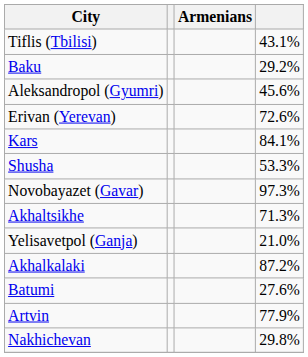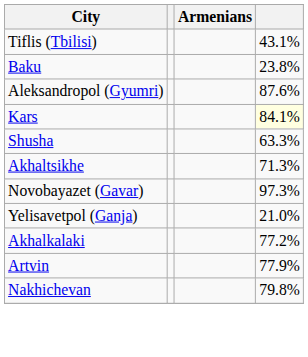(280, 66) 29.2% -> (280, 66) 23.8%
(280, 91) 45.6% -> (280, 91) 87.6%
- row: (62, 116)
(280, 141) no background -> (280, 116) lightyellow background
(280, 166) 53.3% -> (280, 141) 63.3%
rows swapped: (46, 215) <-> (76, 191)
(280, 265) 87.2% -> (280, 240) 77.2%
- row: (31, 290)
(280, 340) 29.8% -> (280, 290) 79.8%
